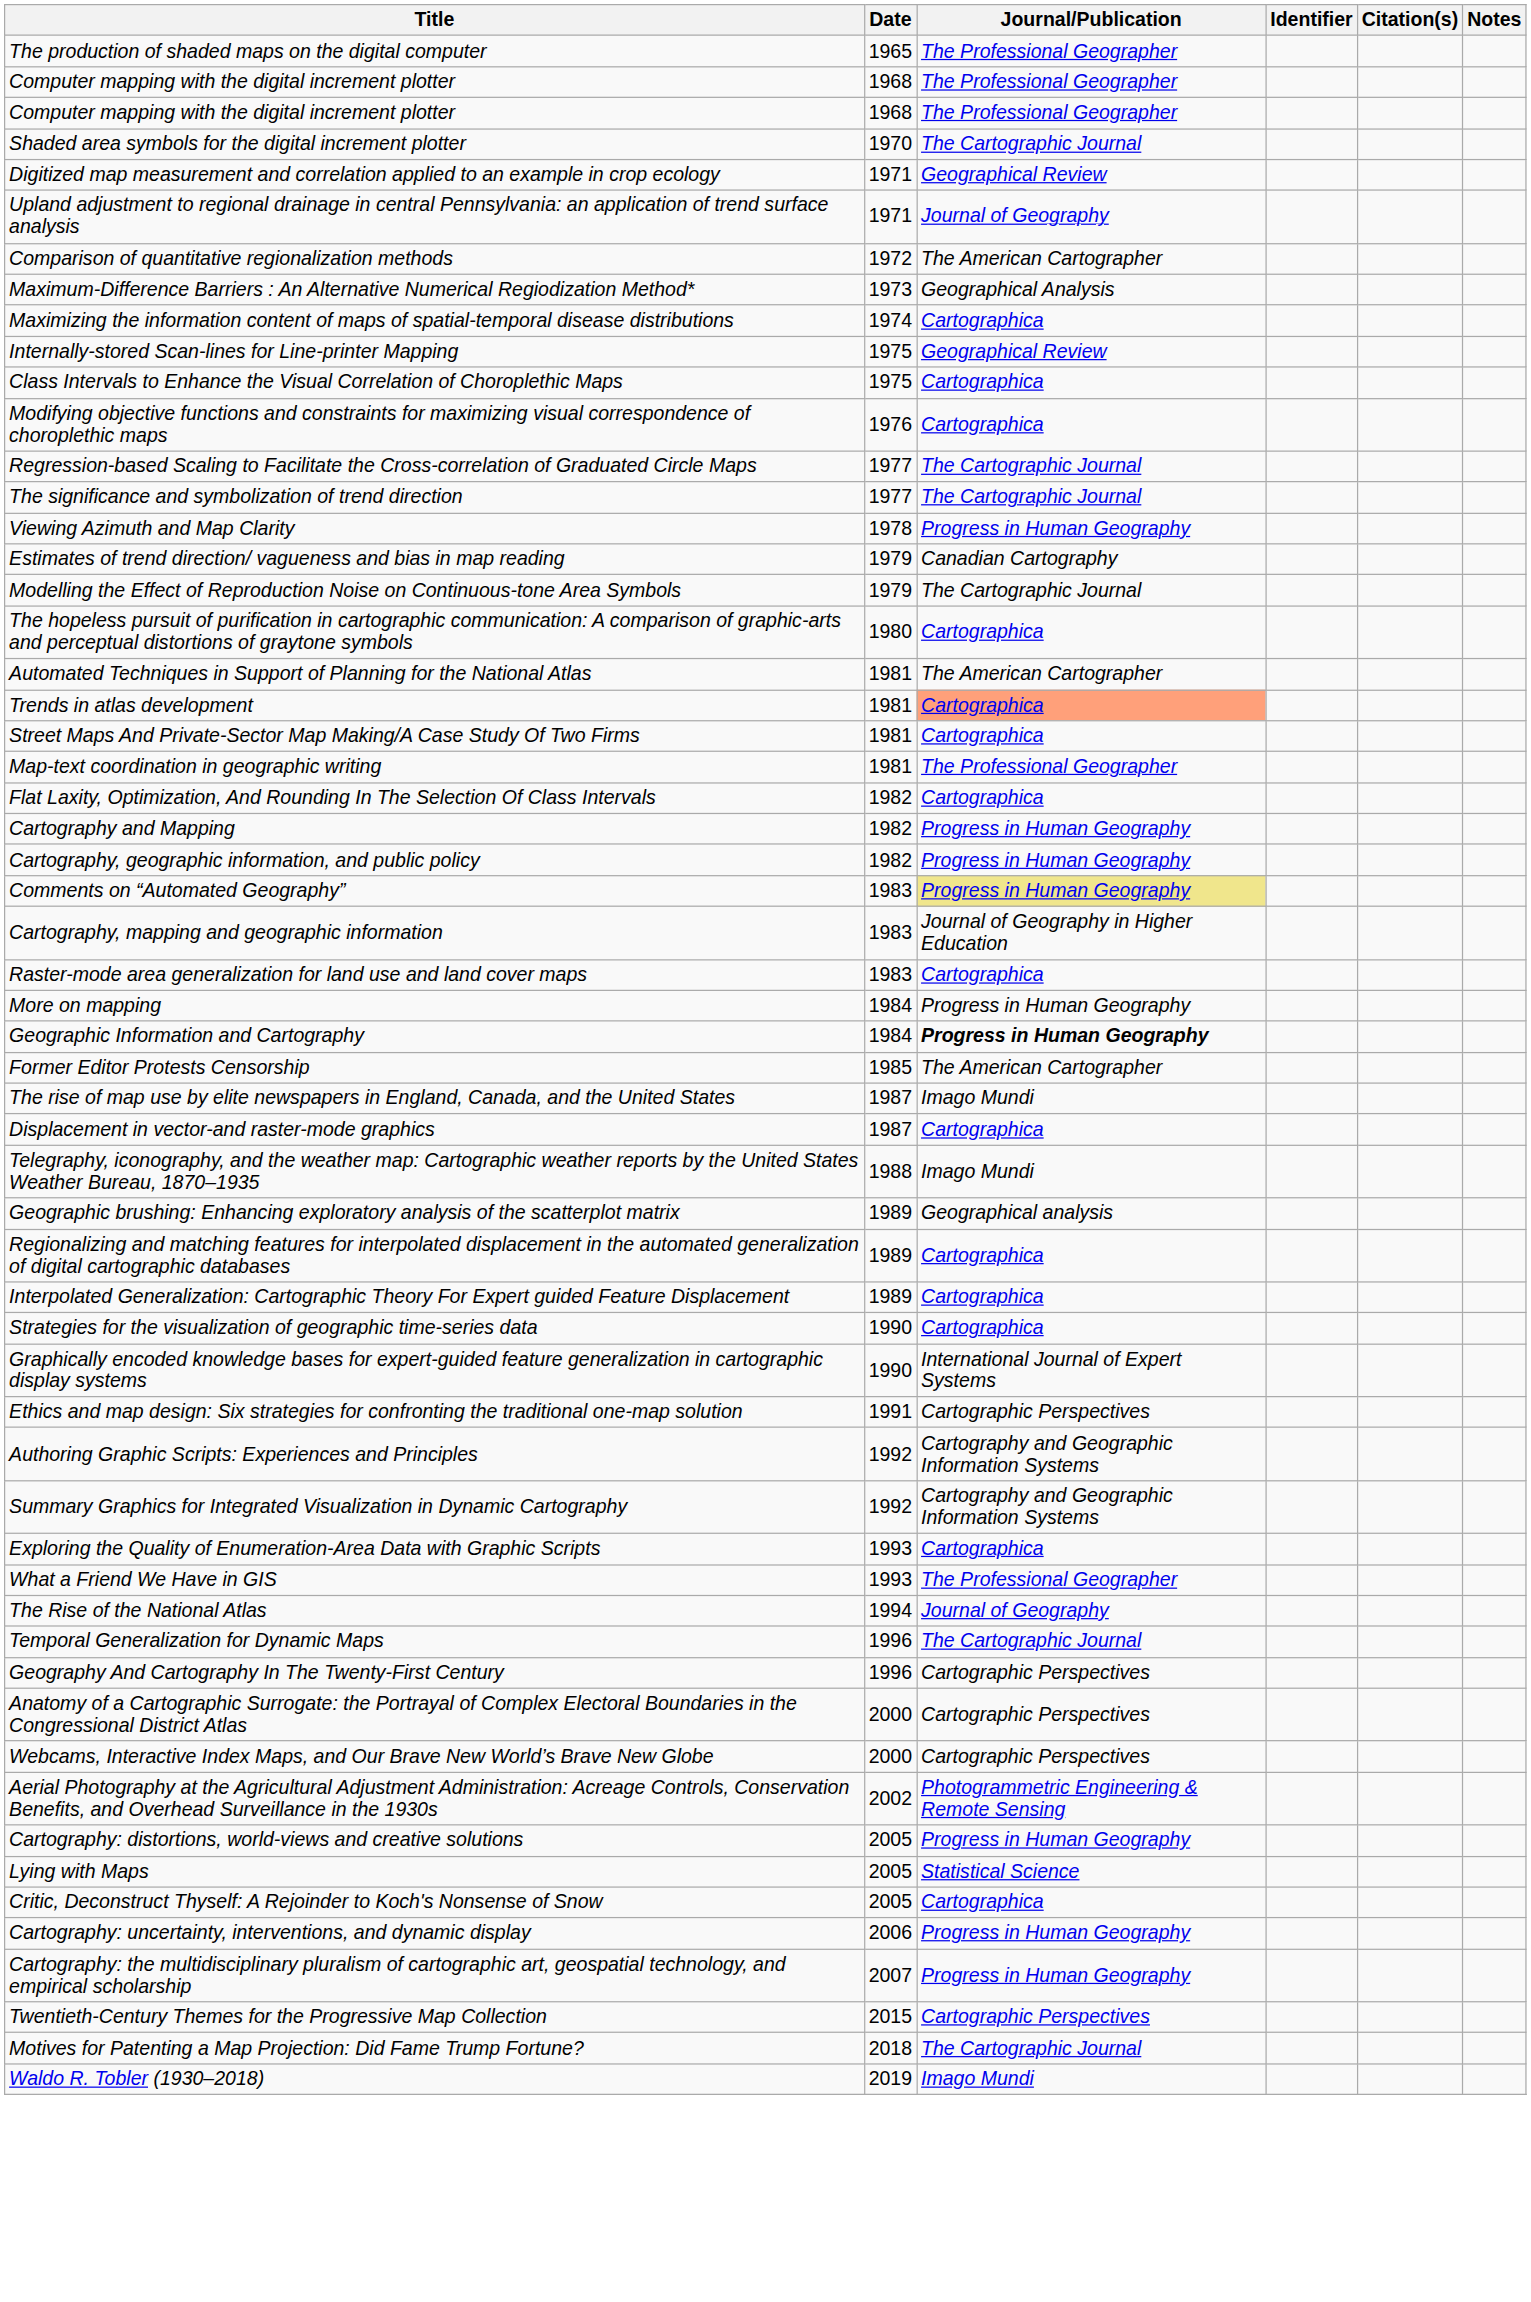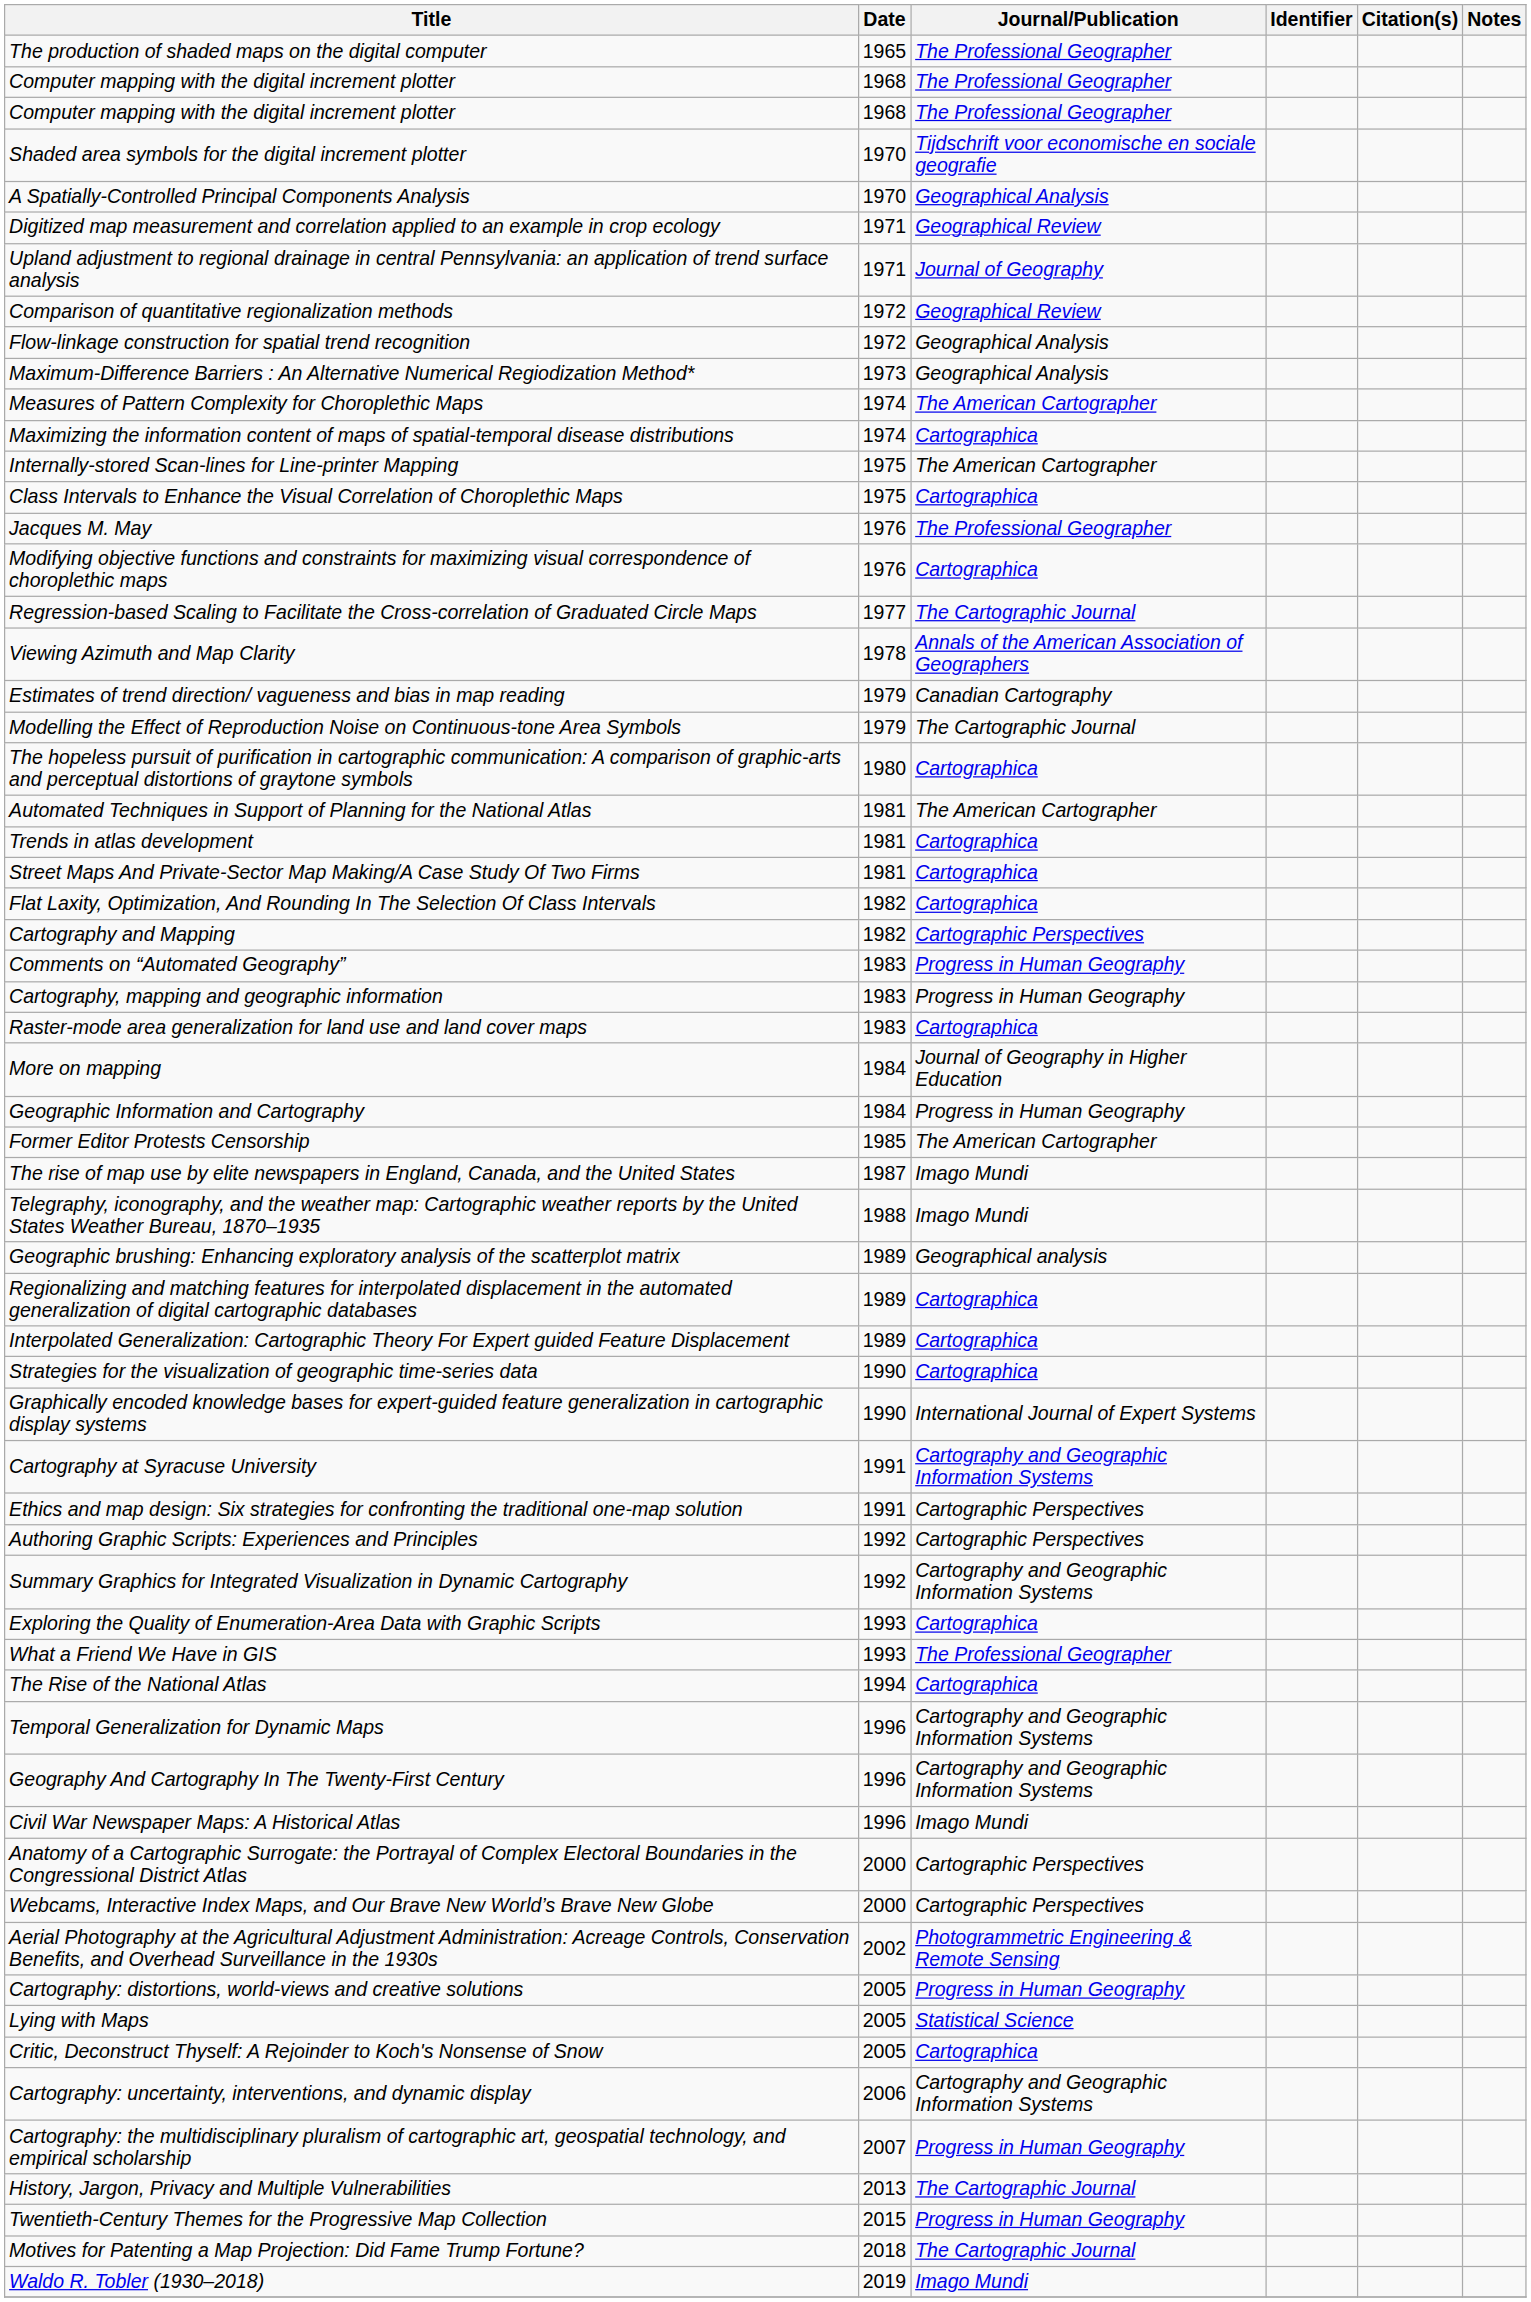(1031, 143) The Cartographic Journal -> (1085, 154) Tijdschrift voor economische en sociale geografie
+ row: (239, 196)
(1042, 258) The American Cartographer -> (1008, 311) Geographical Review
+ row: (240, 342)
+ row: (246, 404)
(1014, 351) Geographical Review -> (1036, 466) The American Cartographer
+ row: (80, 528)
- row: (236, 497)
(1056, 528) Progress in Human Geography -> (1079, 654) Annals of the American Association of Geographers
(982, 705) lightsalmon background -> (976, 841) no background
- row: (195, 766)
(1056, 828) Progress in Human Geography -> (1030, 934) Cartographic Perspectives
- row: (244, 859)
(1056, 890) khaki background -> (1050, 965) no background
(1057, 932) Journal of Geography in Higher Education -> (1050, 996) Progress in Human Geography
(1056, 1005) Progress in Human Geography -> (1051, 1069) Journal of Geography in Higher Education
(1065, 1036) bold -> (1050, 1111) normal
- row: (222, 1129)
+ row: (163, 1466)
(1047, 1453) Cartography and Geographic Information Systems -> (1030, 1539) Cartographic Perspectives
(1015, 1610) Journal of Geography -> (976, 1685) Cartographica
(1031, 1641) The Cartographic Journal -> (1041, 1727) Cartography and Geographic Information Systems
(1036, 1672) Cartographic Perspectives -> (1041, 1780) Cartography and Geographic Information Systems
+ row: (205, 1822)
(1056, 1933) Progress in Human Geography -> (1041, 2093) Cartography and Geographic Information Systems
+ row: (230, 2188)
(1036, 2017) Cartographic Perspectives -> (1050, 2219) Progress in Human Geography
